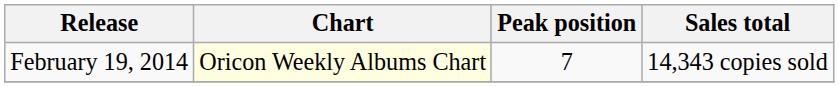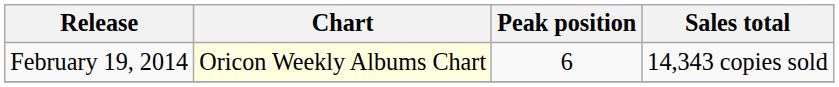(567, 61) 7 -> (567, 61) 6
